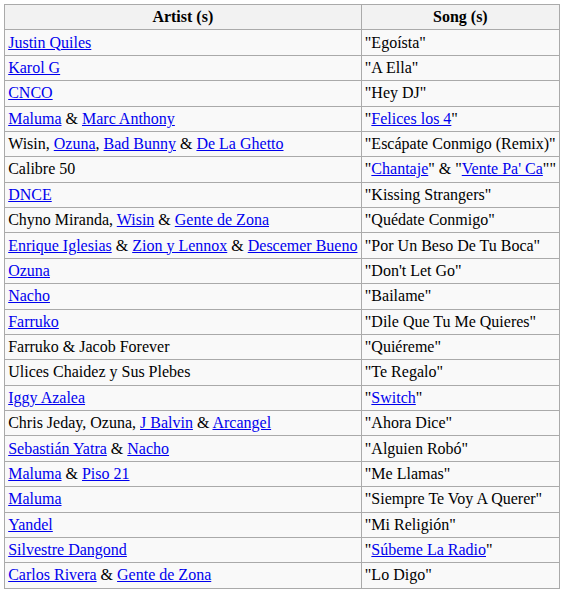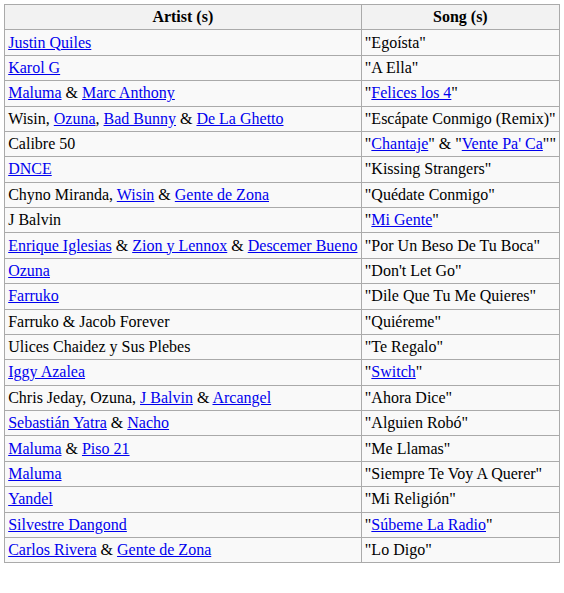- row: (30, 93)
+ row: (35, 220)
- row: (29, 296)
